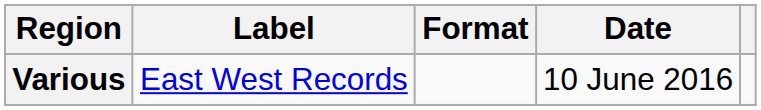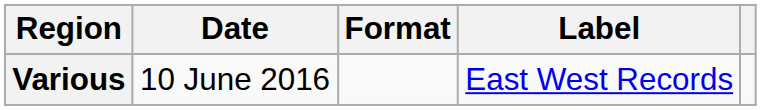columns swapped: (638, 29) <-> (274, 29)
